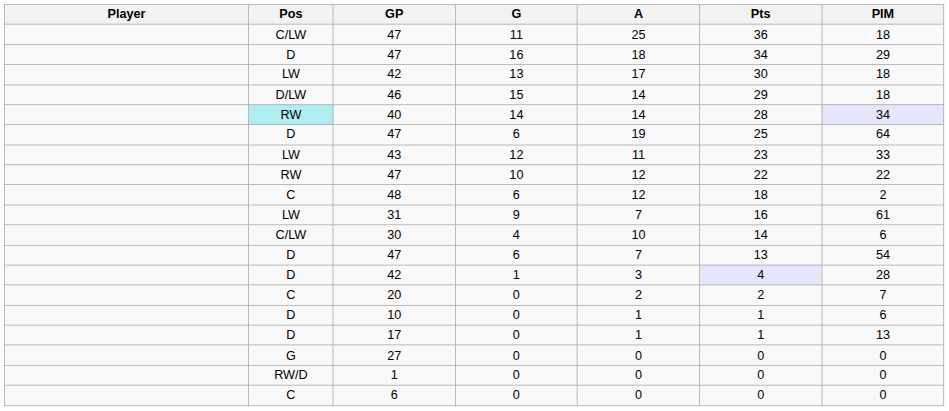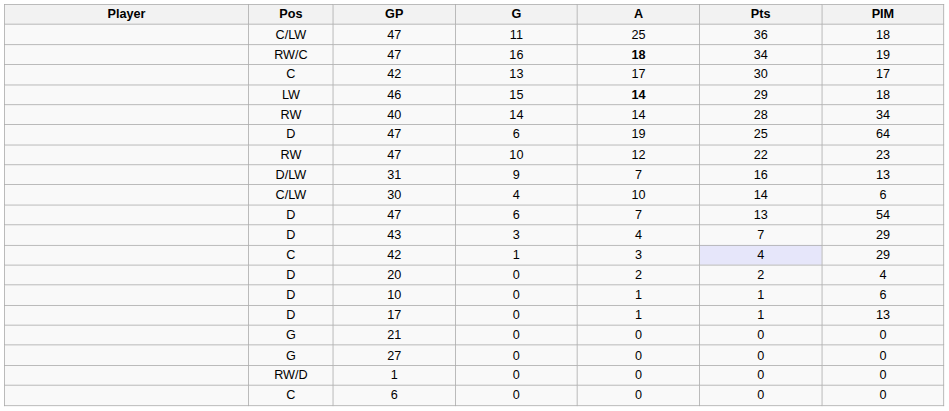(291, 54) D -> (291, 54) RW/C
(639, 54) normal -> (639, 54) bold
(883, 54) 29 -> (883, 54) 19
(291, 74) LW -> (291, 74) C
(883, 74) 18 -> (883, 74) 17
(291, 94) D/LW -> (291, 94) LW
(639, 94) normal -> (639, 94) bold
(291, 114) paleturquoise background -> (291, 114) no background
(883, 114) lavender background -> (883, 114) no background
- row: (394, 154)
(883, 174) 22 -> (883, 154) 23
- row: (394, 194)
(291, 214) LW -> (291, 174) D/LW
(883, 214) 61 -> (883, 174) 13
+ row: (394, 235)
(291, 275) D -> (291, 255) C
(883, 275) 28 -> (883, 255) 29
(291, 295) C -> (291, 275) D
(883, 295) 7 -> (883, 275) 4
+ row: (394, 335)
